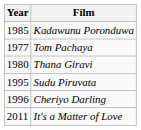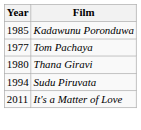(18, 82) 1995 -> (18, 82) 1994
- row: (70, 99)
